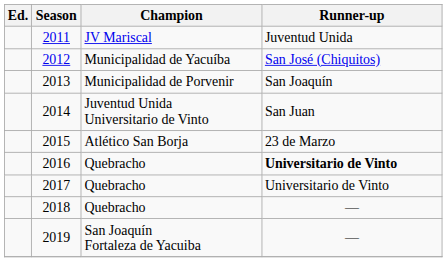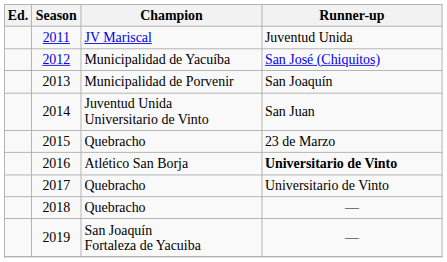(136, 141) Atlético San Borja -> (115, 141) Quebracho
(115, 163) Quebracho -> (136, 163) Atlético San Borja
